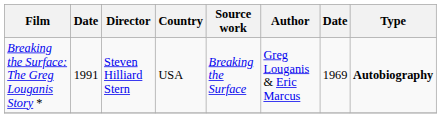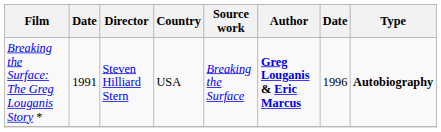(286, 75) normal -> (285, 82) bold
(335, 75) 1969 -> (335, 82) 1996
